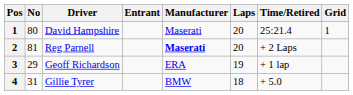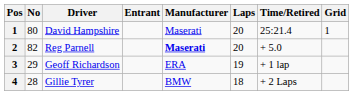(33, 47) 81 -> (33, 47) 82
(278, 47) + 2 Laps -> (271, 47) + 5.0
(33, 82) 31 -> (33, 82) 28
(271, 82) + 5.0 -> (278, 82) + 2 Laps
